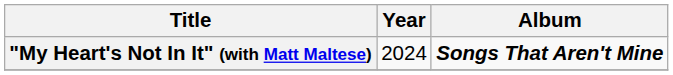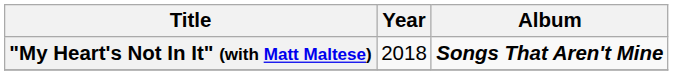(404, 53) 2024 -> (404, 53) 2018
